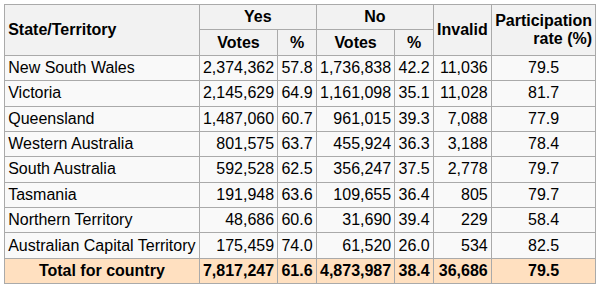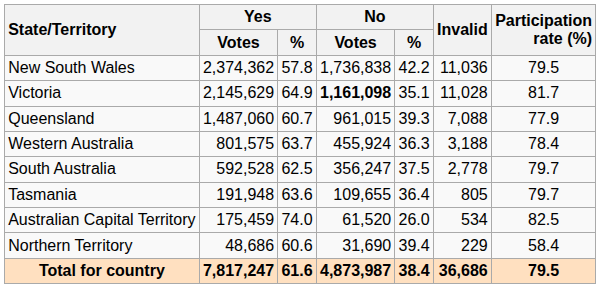(356, 93) normal -> (356, 93) bold
rows swapped: (102, 245) <-> (70, 220)
